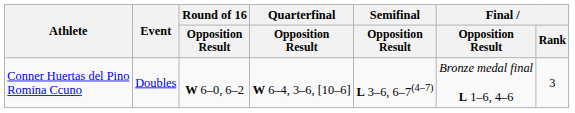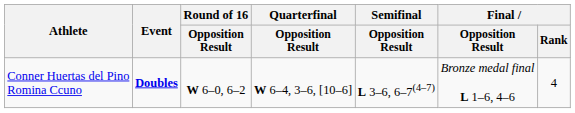(156, 83) normal -> (156, 83) bold
(552, 83) 3 -> (554, 83) 4
